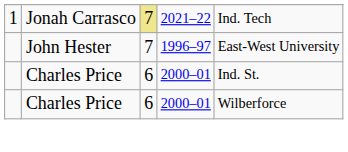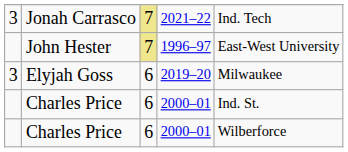(13, 18) 1 -> (13, 18) 3
(149, 47) no background -> (149, 47) khaki background
+ row: (69, 75)
